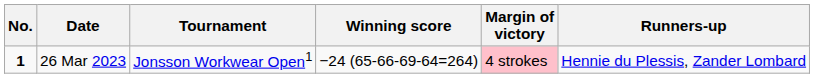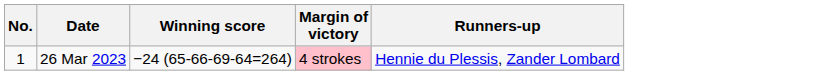- column: (223, 25)
(20, 60) bold -> (20, 58) normal
